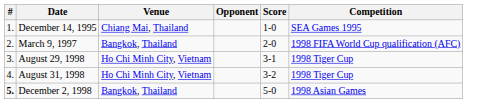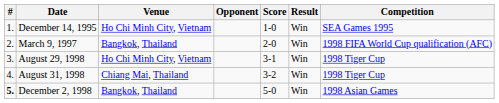+ column: (305, 12)
(145, 28) Chiang Mai, Thailand -> (156, 28) Ho Chi Minh City, Vietnam
(156, 75) Ho Chi Minh City, Vietnam -> (145, 75) Chiang Mai, Thailand
